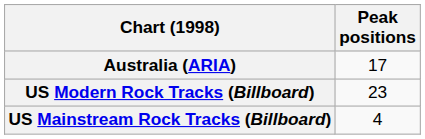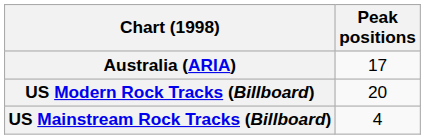(378, 92) 23 -> (378, 92) 20
